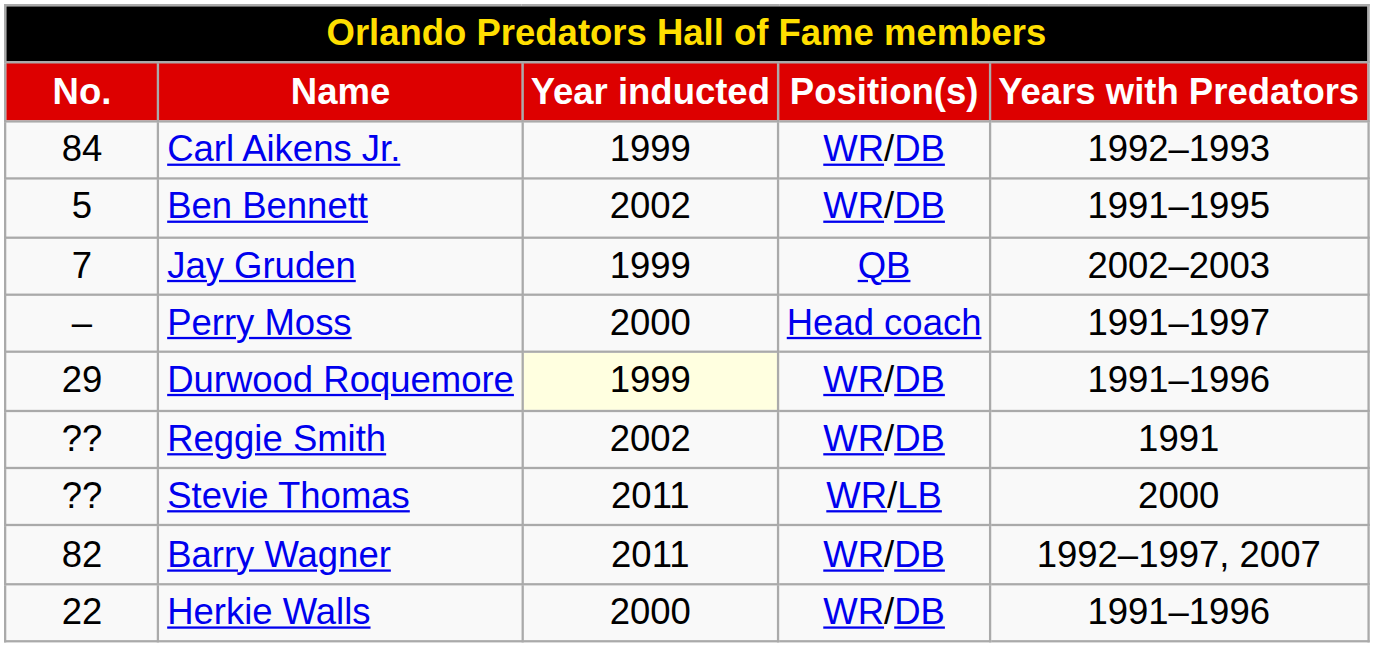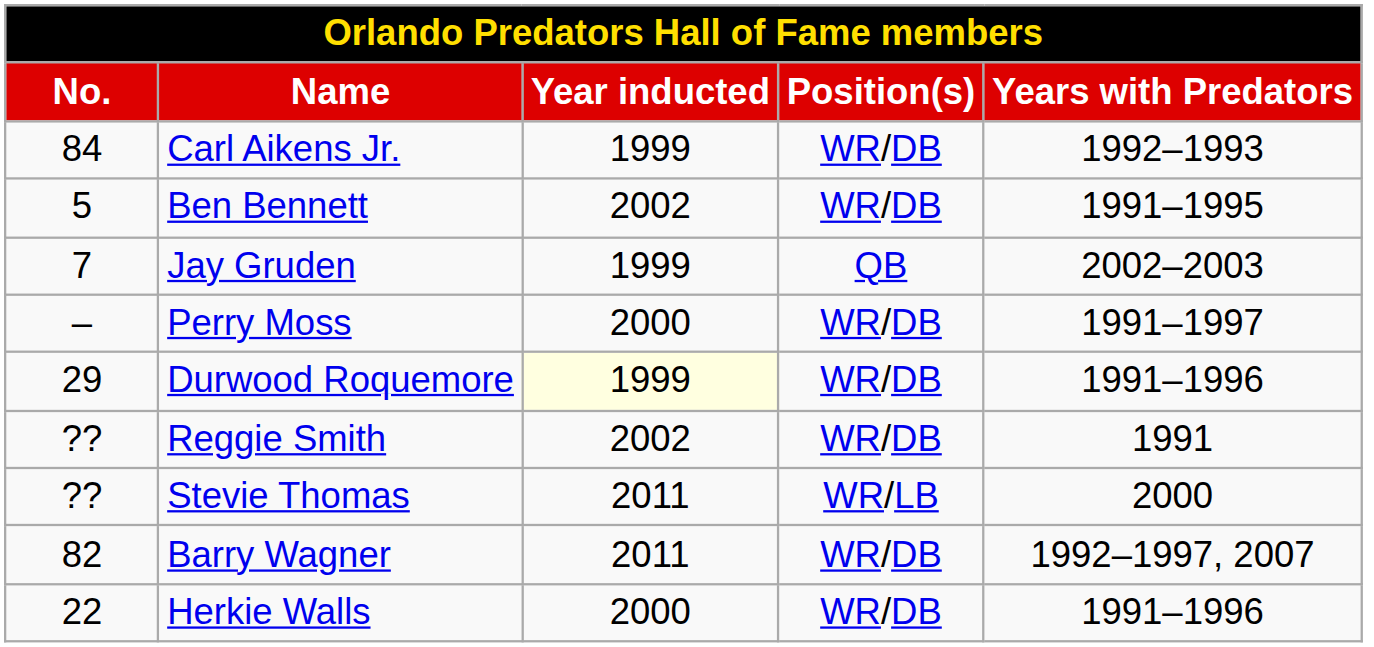(884, 322) Head coach -> (881, 322) WR/DB
